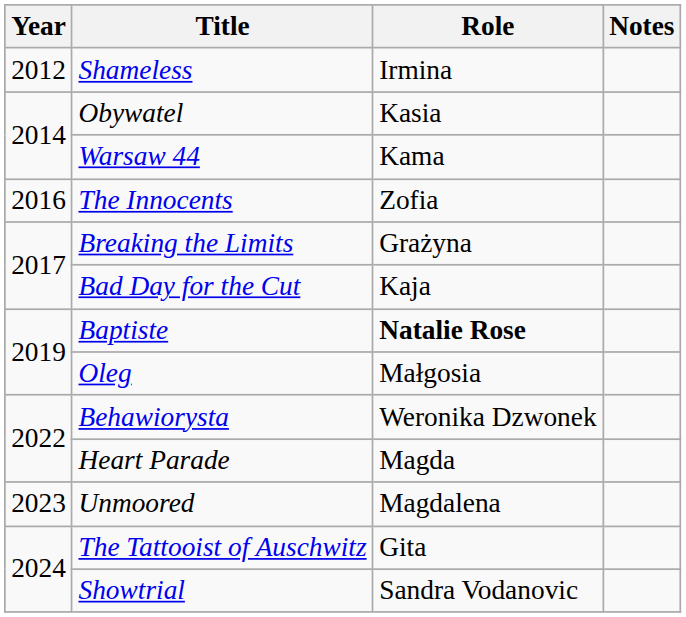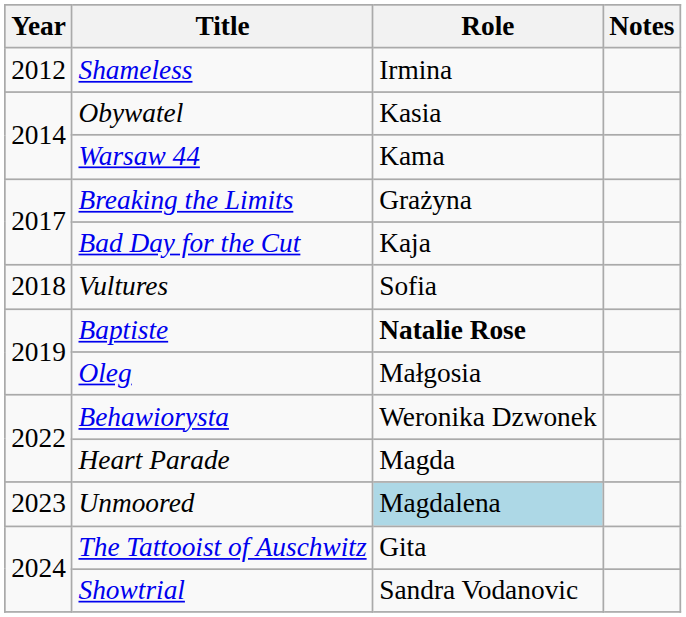- row: (156, 199)
+ row: (123, 286)
(440, 503) no background -> (440, 503) lightblue background
